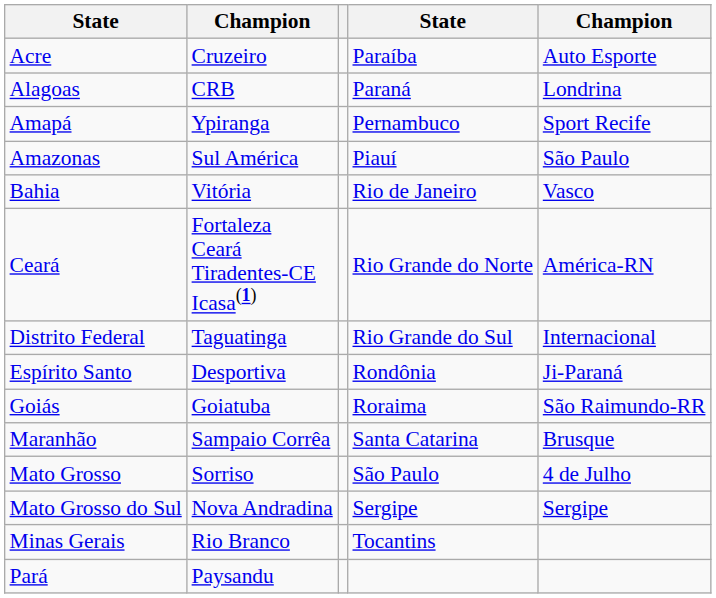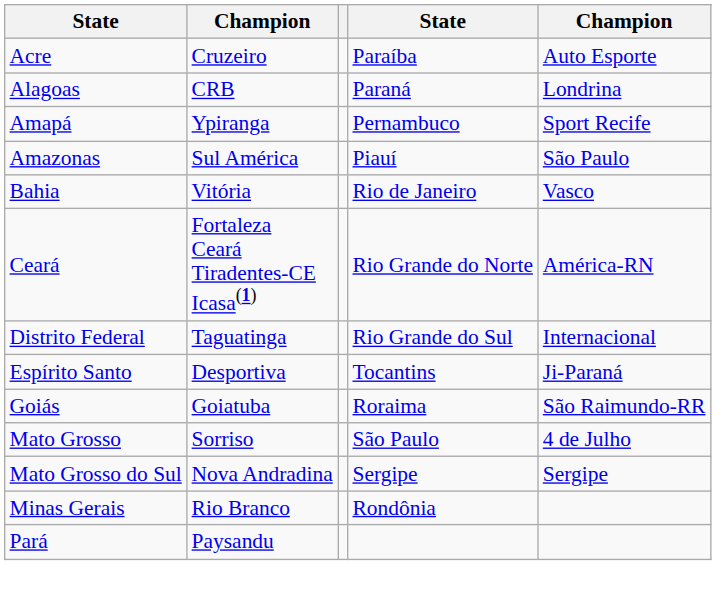(394, 371) Rondônia -> (394, 371) Tocantins
- row: (53, 439)
(394, 541) Tocantins -> (394, 507) Rondônia
